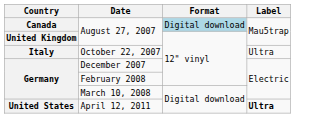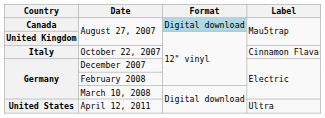(261, 52) Ultra -> (284, 52) Cinnamon Flava
(261, 106) bold -> (261, 106) normal
